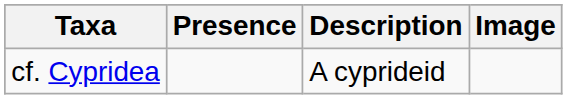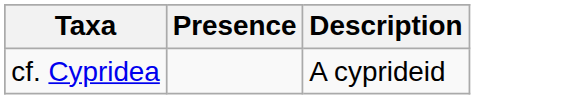- column: (516, 26)
